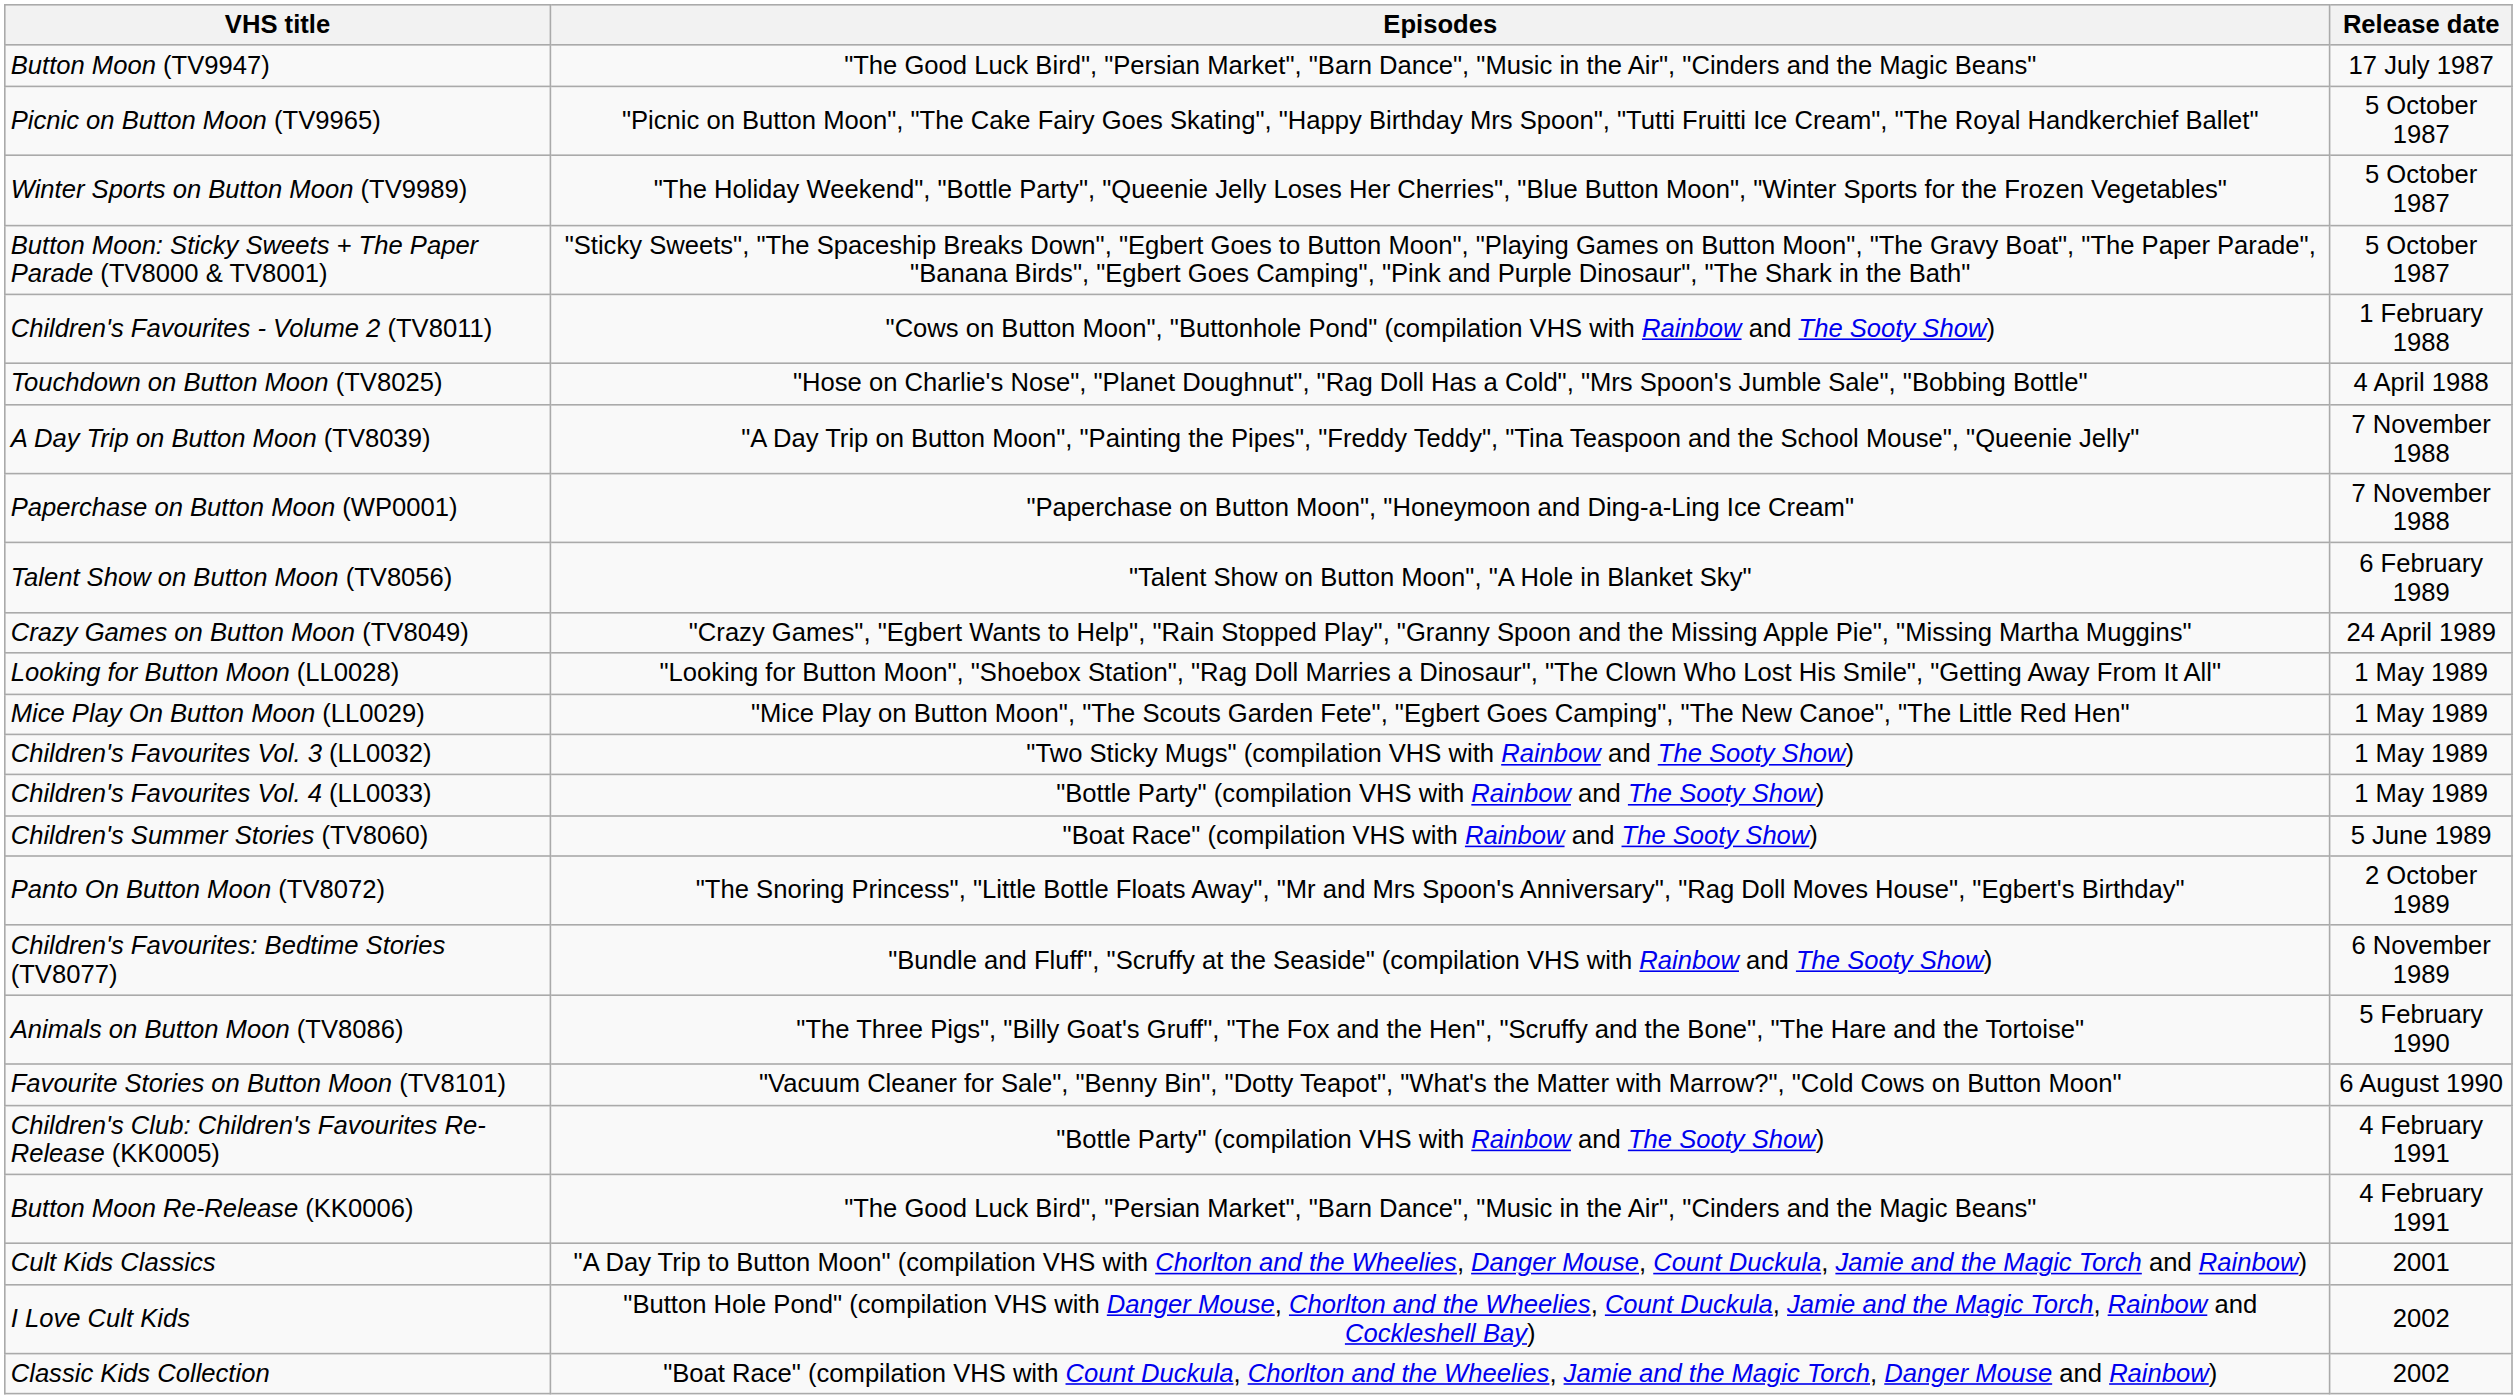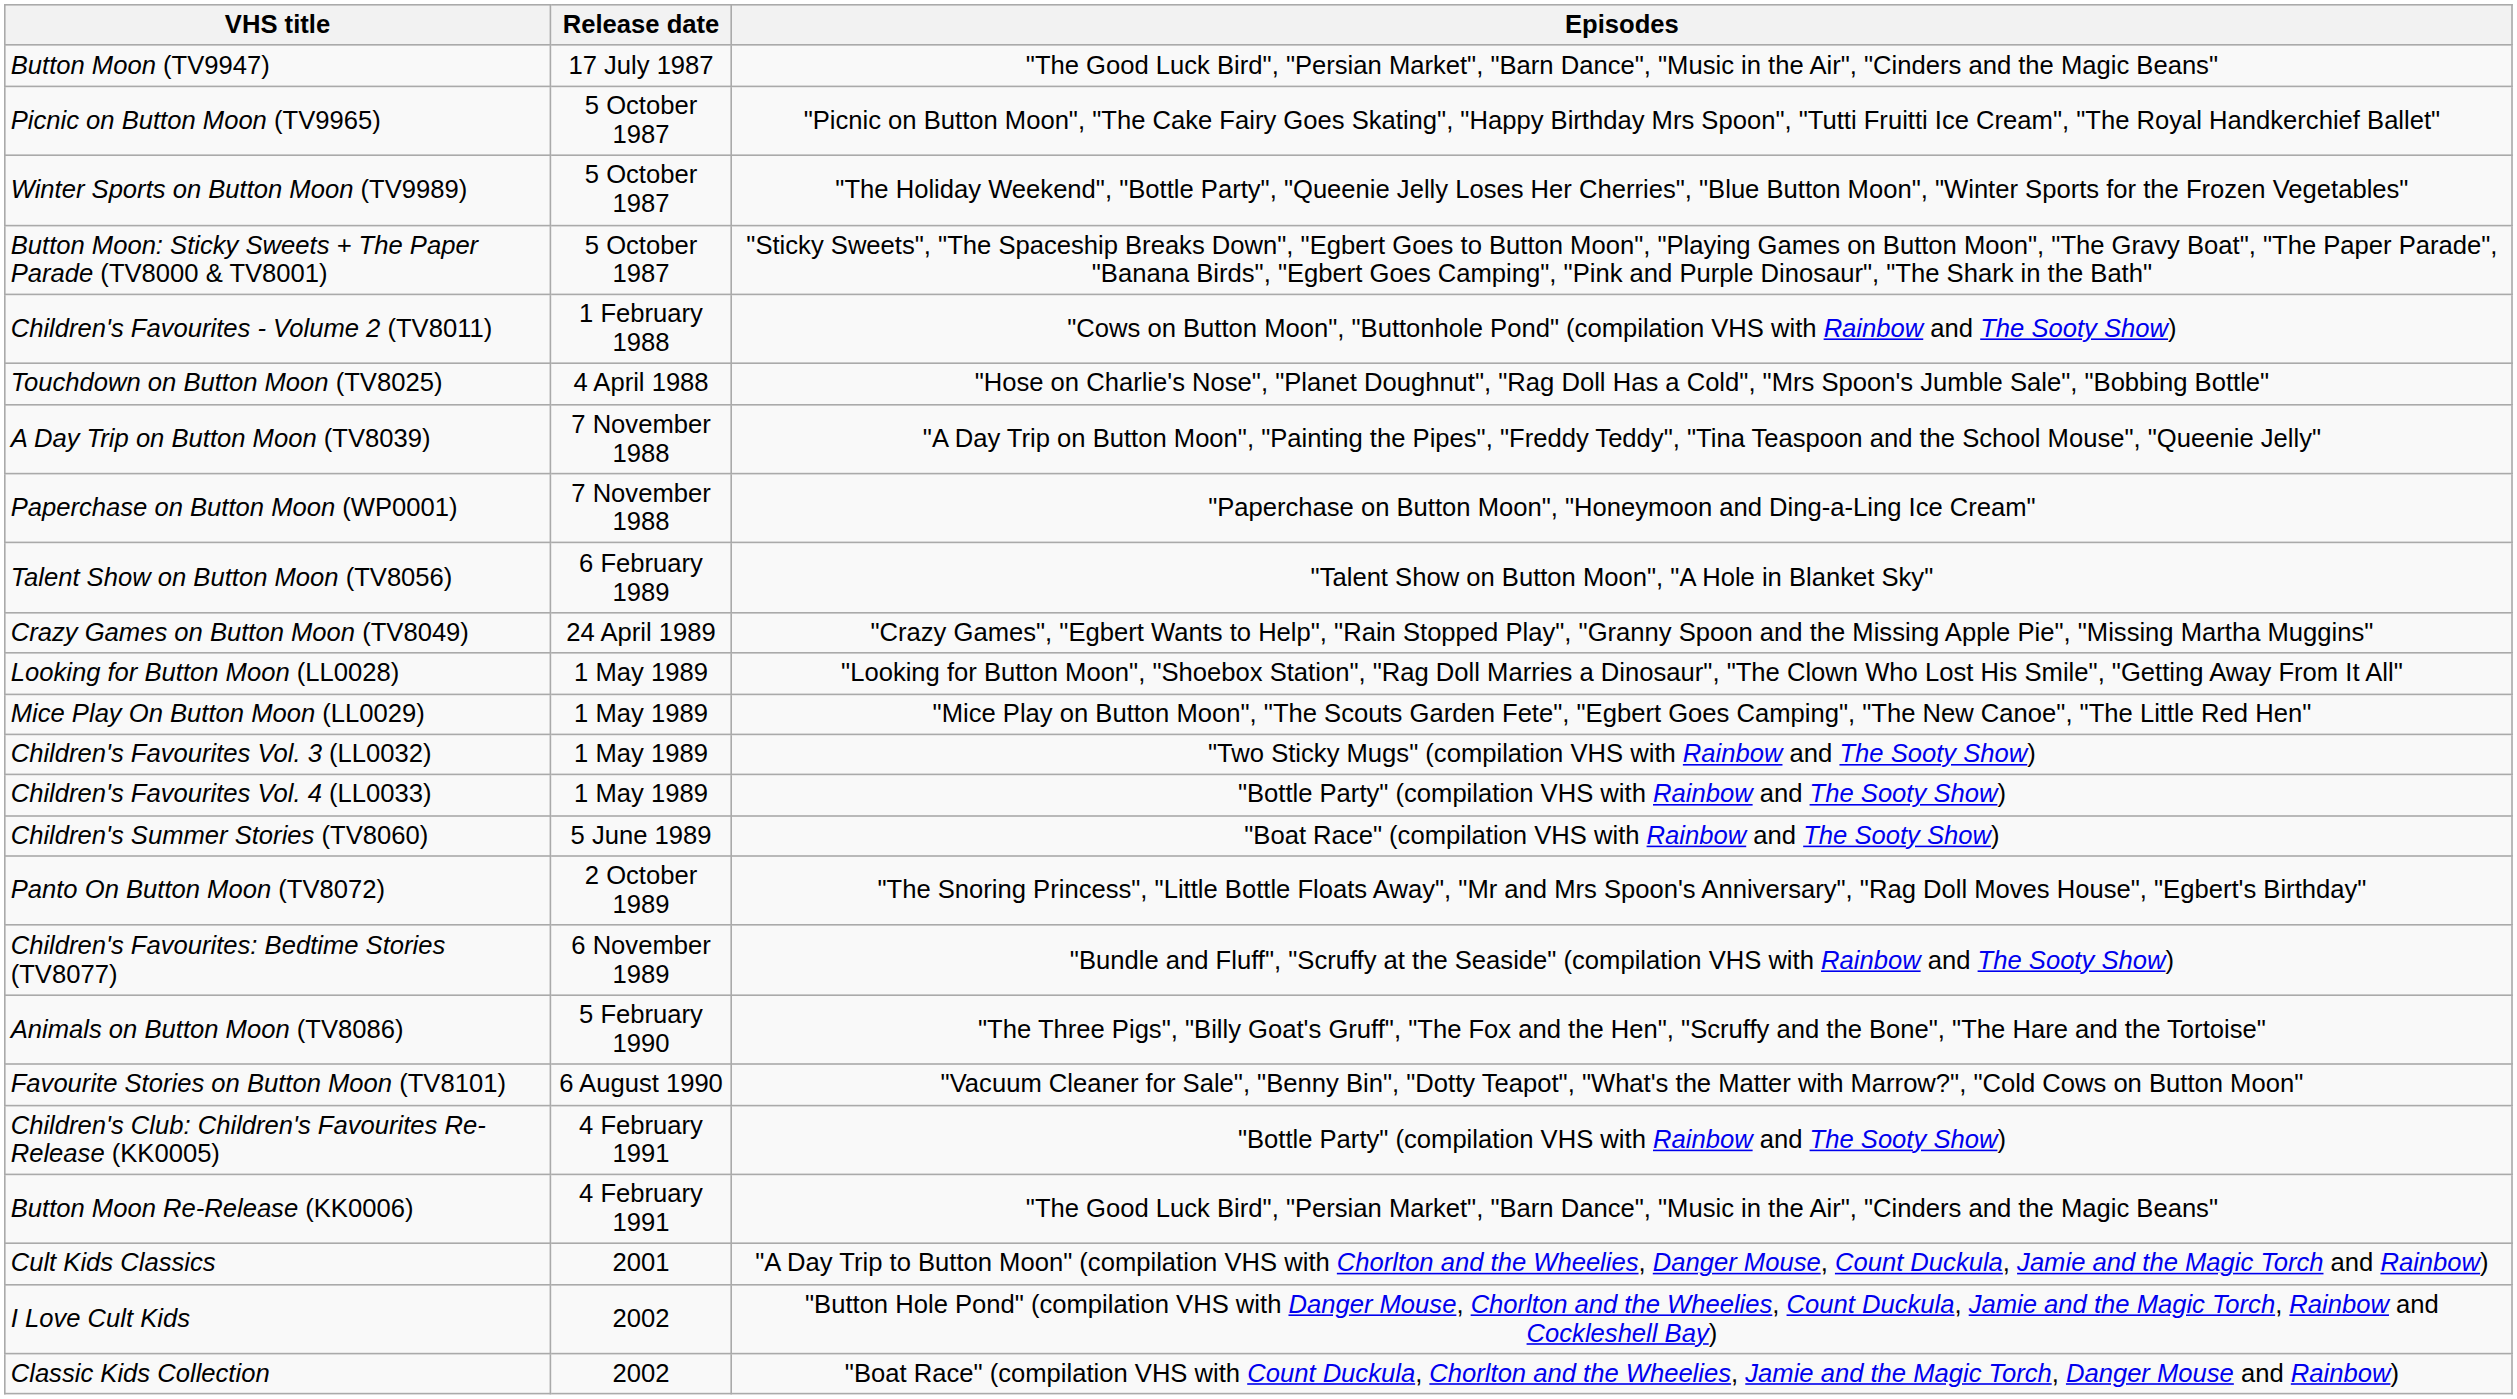columns swapped: (2421, 24) <-> (1440, 24)
